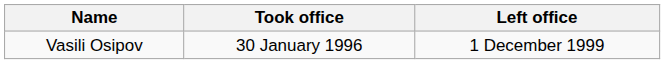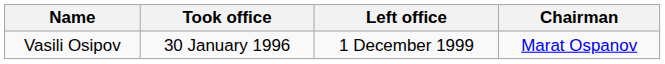+ column: (579, 17)
